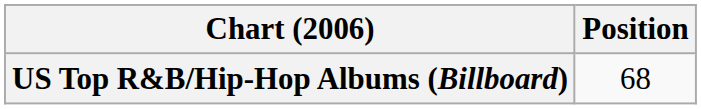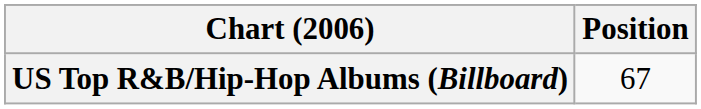(636, 77) 68 -> (636, 77) 67
